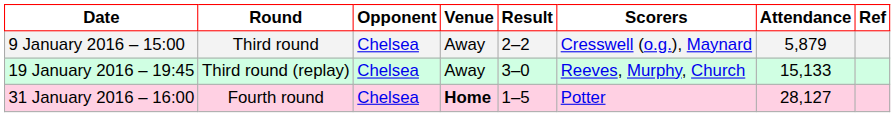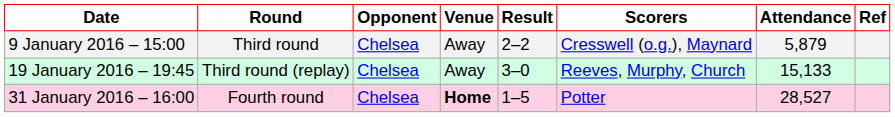(806, 97) 28,127 -> (806, 97) 28,527
